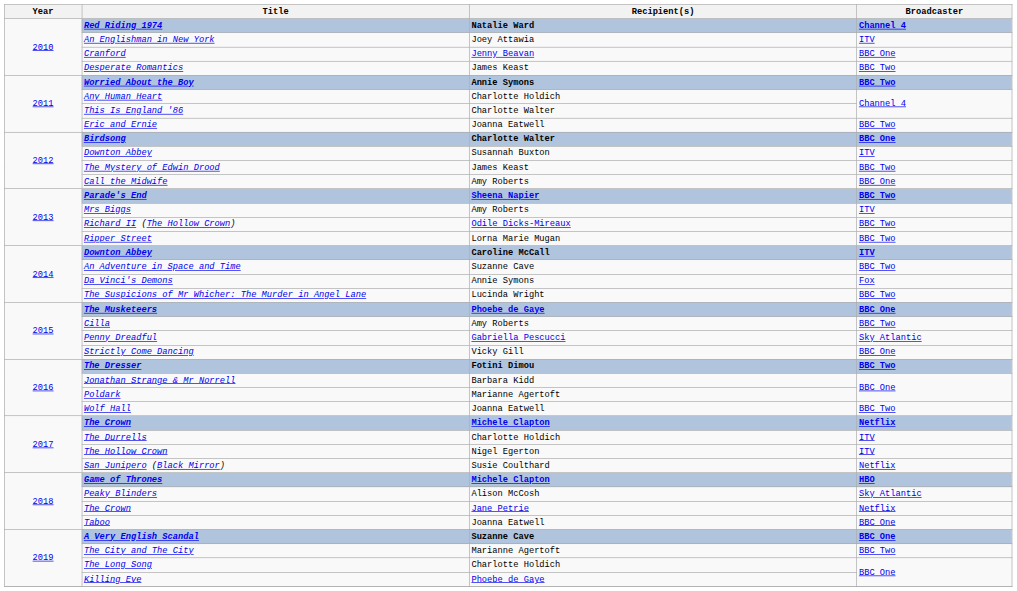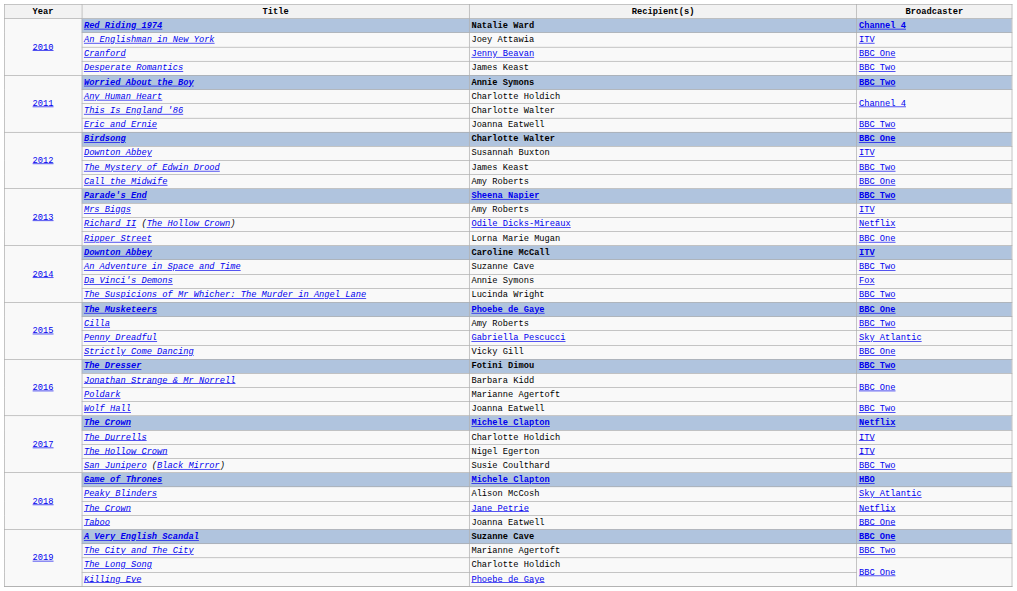(877, 224) BBC Two -> (877, 224) Netflix
(877, 239) BBC Two -> (877, 239) BBC One
(877, 466) Netflix -> (877, 466) BBC Two
